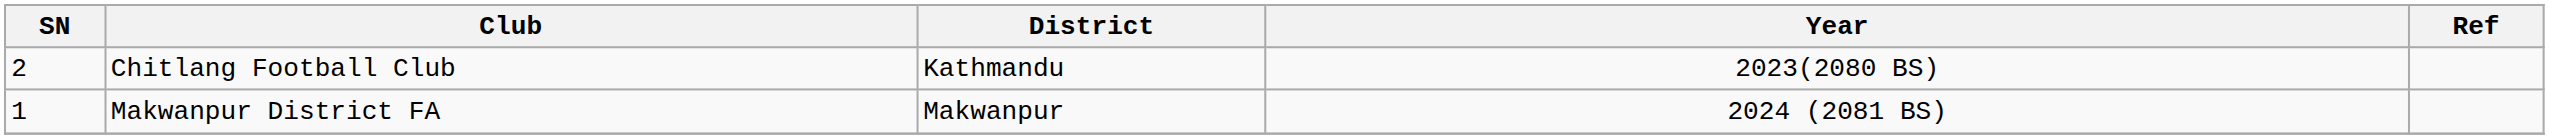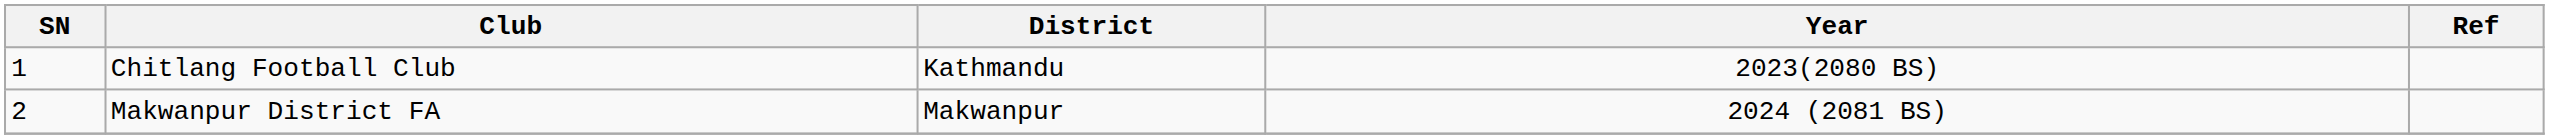(19, 69) 2 -> (19, 69) 1
(19, 111) 1 -> (19, 111) 2
